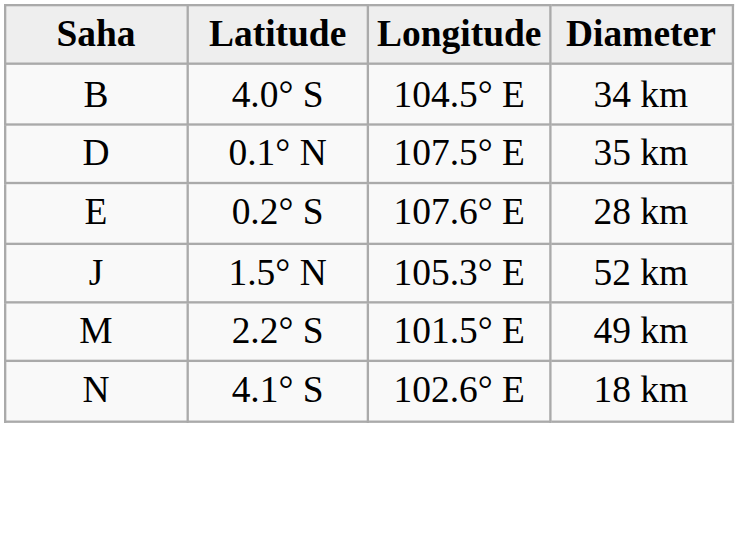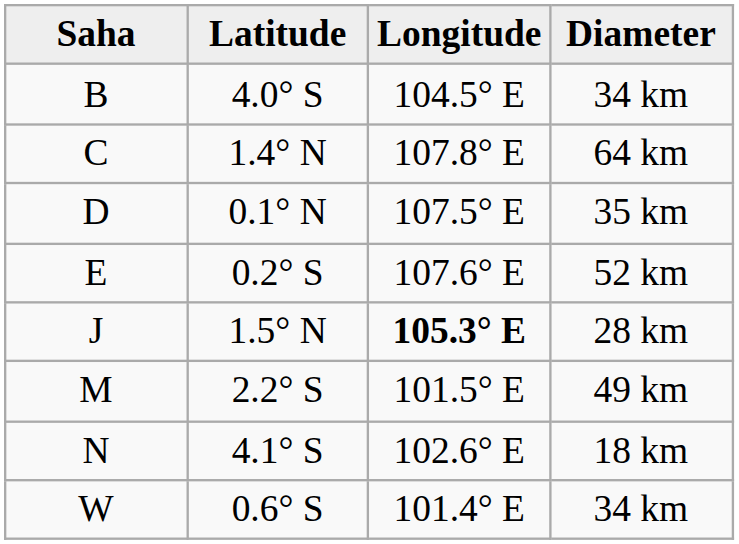+ row: (96, 152)
(641, 212) 28 km -> (641, 271) 52 km
(459, 271) normal -> (459, 331) bold
(641, 271) 52 km -> (641, 331) 28 km
+ row: (96, 509)
